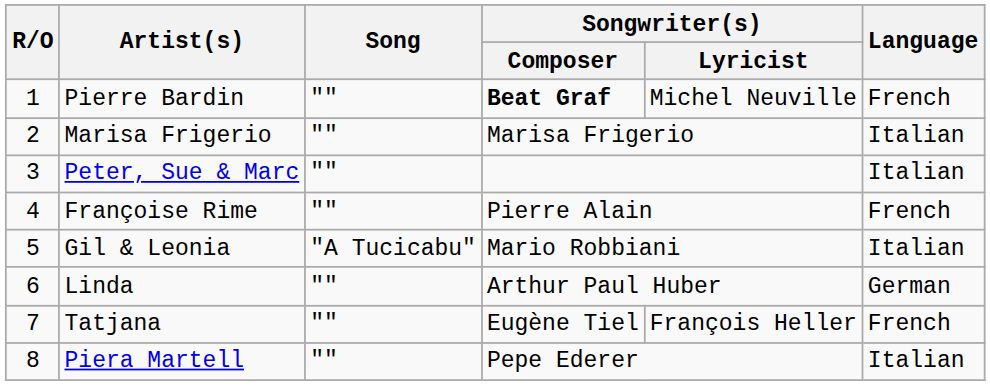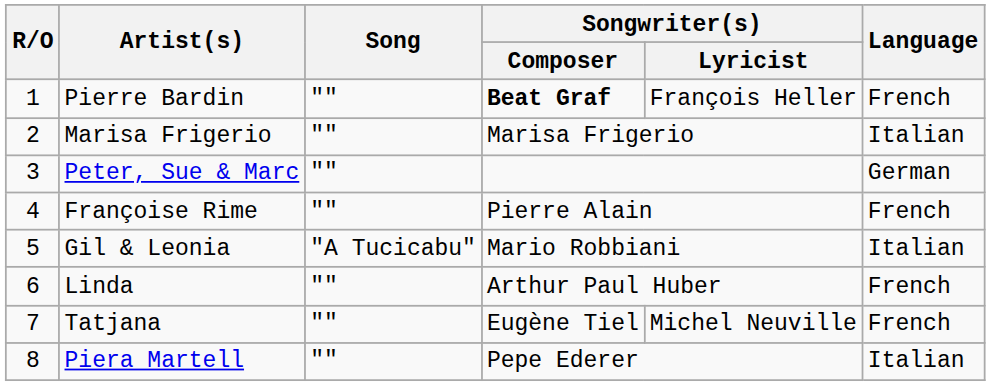(753, 99) Michel Neuville -> (753, 99) François Heller
(916, 174) Italian -> (909, 174) German
(909, 286) German -> (909, 286) French
(753, 324) François Heller -> (753, 324) Michel Neuville
